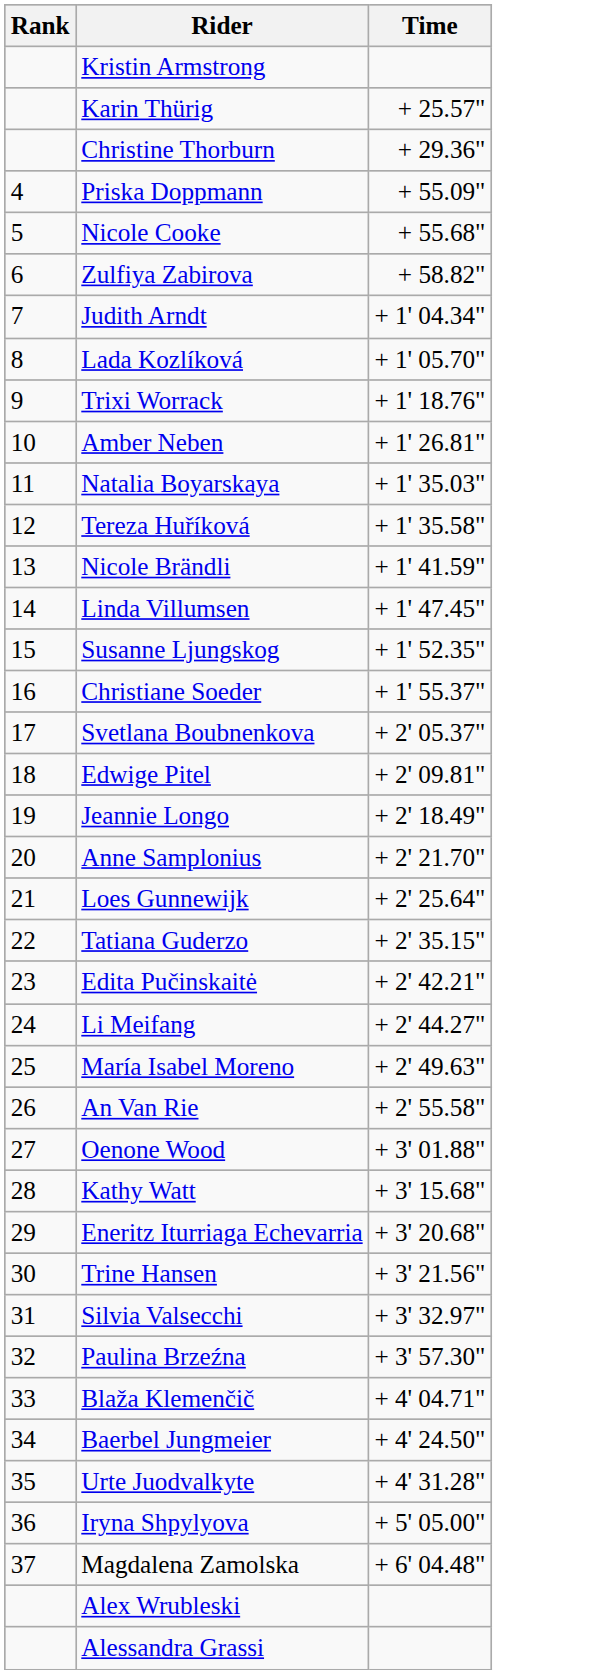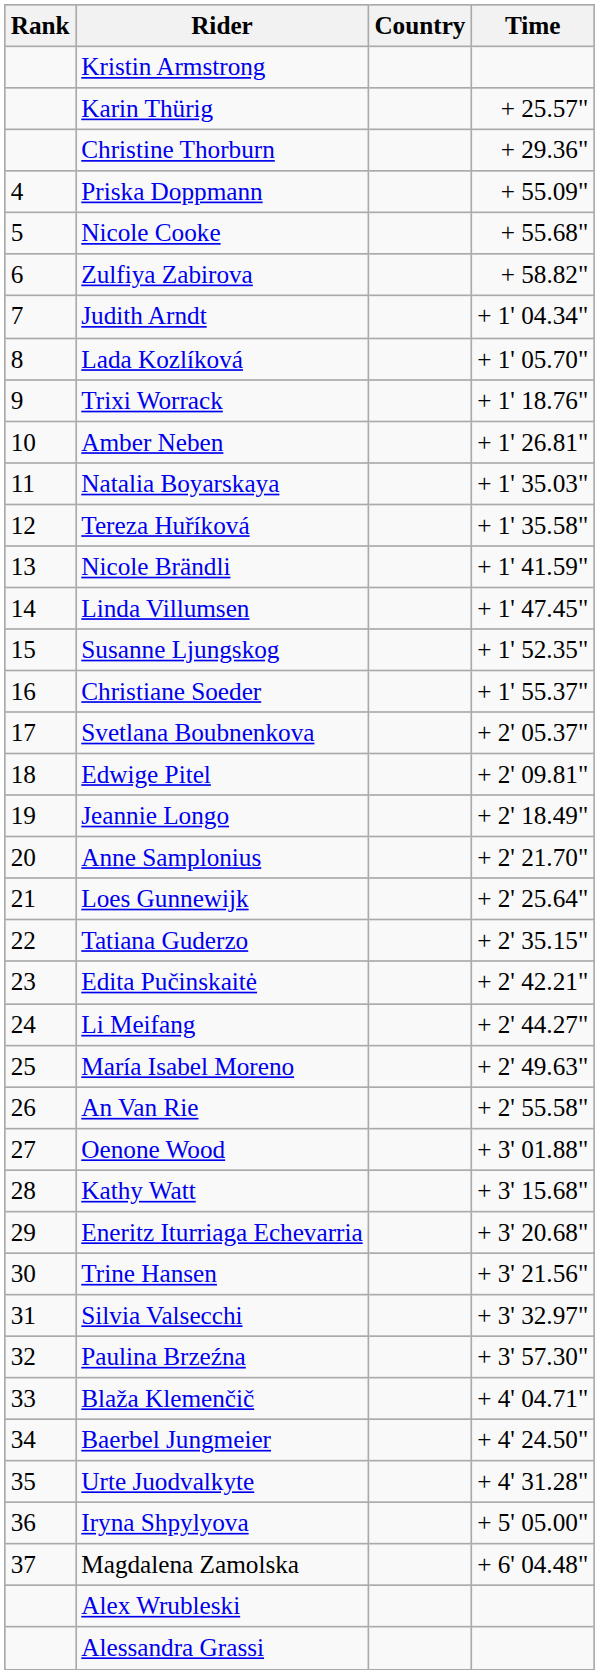+ column: (420, 25)
